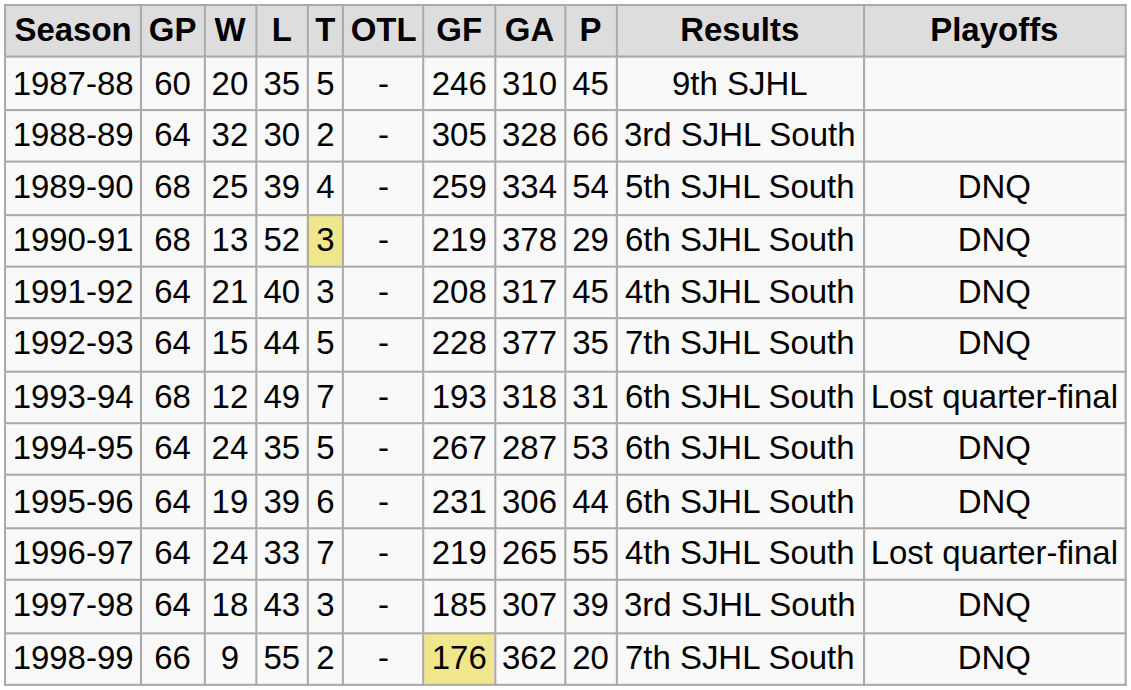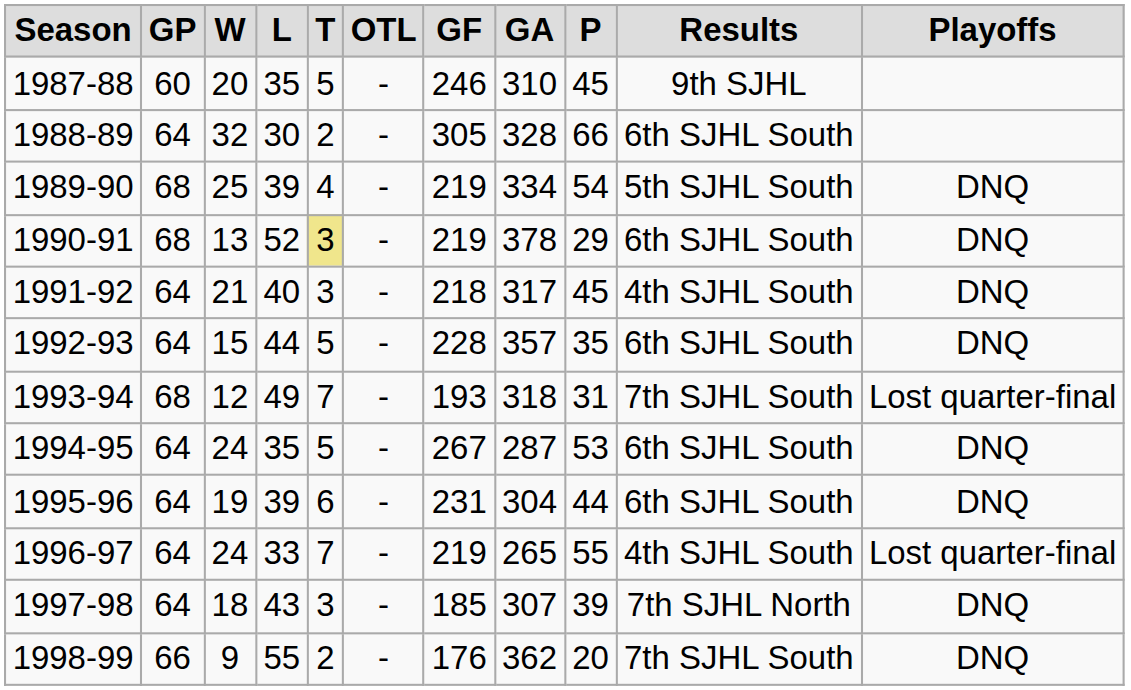(740, 135) 3rd SJHL South -> (739, 135) 6th SJHL South
(459, 187) 259 -> (459, 187) 219
(459, 291) 208 -> (459, 291) 218
(529, 344) 377 -> (529, 344) 357
(740, 344) 7th SJHL South -> (739, 344) 6th SJHL South
(740, 396) 6th SJHL South -> (739, 396) 7th SJHL South
(529, 501) 306 -> (529, 501) 304
(740, 605) 3rd SJHL South -> (739, 605) 7th SJHL North
(459, 657) khaki background -> (459, 657) no background
